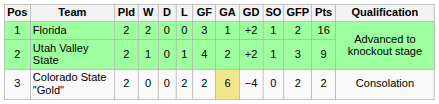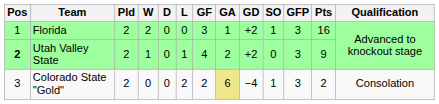(298, 30) 2 -> (298, 30) 3
(17, 54) normal -> (17, 54) bold
(273, 54) 1 -> (273, 54) 0
(273, 84) 0 -> (273, 84) 1
(298, 84) 2 -> (298, 84) 3
